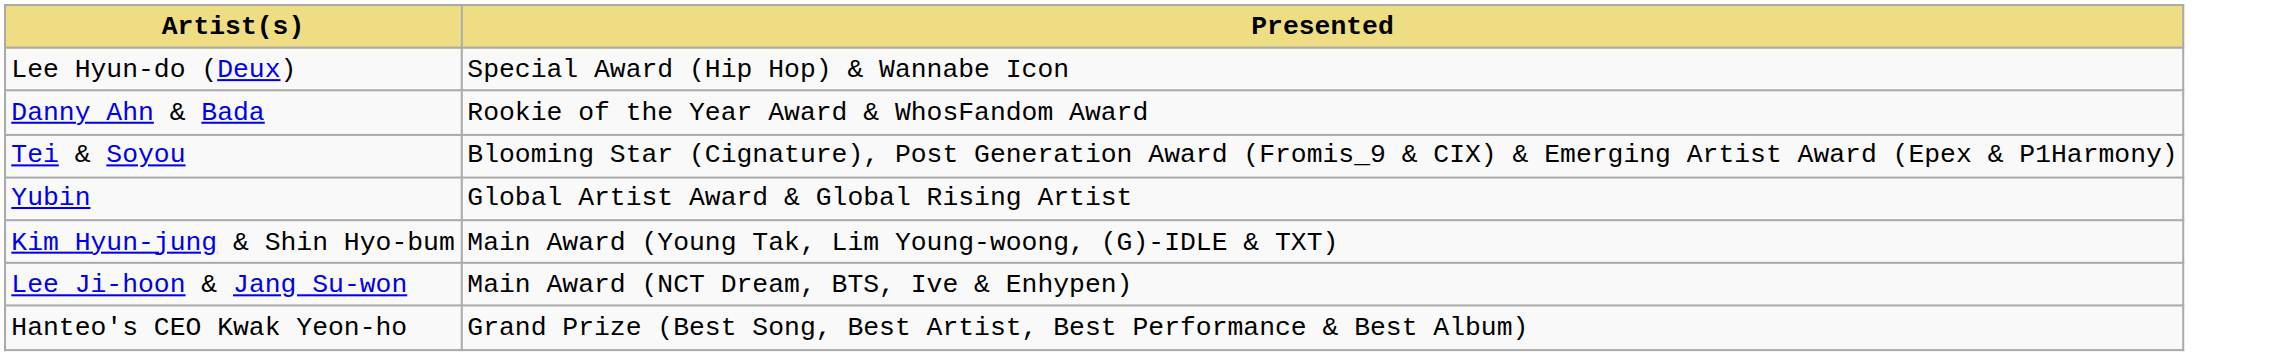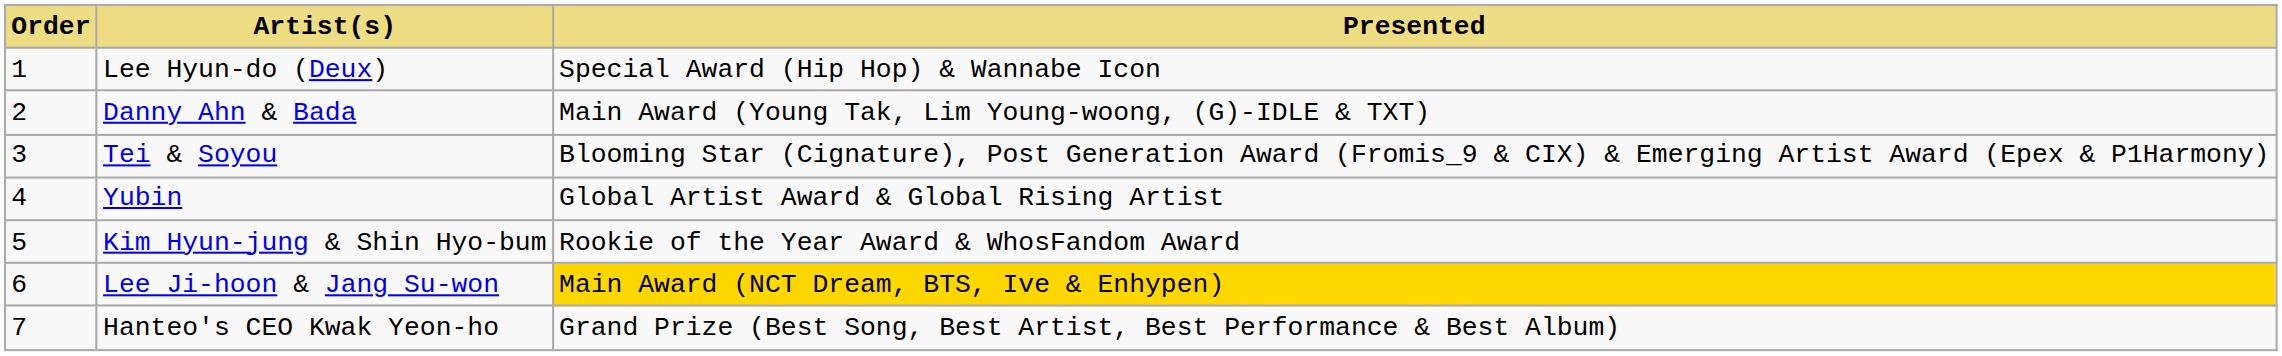+ column: (51, 27)
(808, 113) Rookie of the Year Award & WhosFandom Award -> (995, 113) Main Award (Young Tak, Lim Young-woong, (G)-IDLE & TXT)
(903, 242) Main Award (Young Tak, Lim Young-woong, (G)-IDLE & TXT) -> (900, 242) Rookie of the Year Award & WhosFandom Award
(800, 285) no background -> (892, 285) gold background
